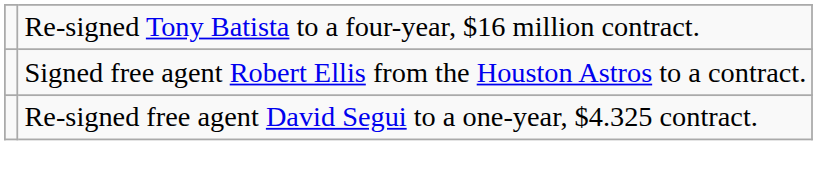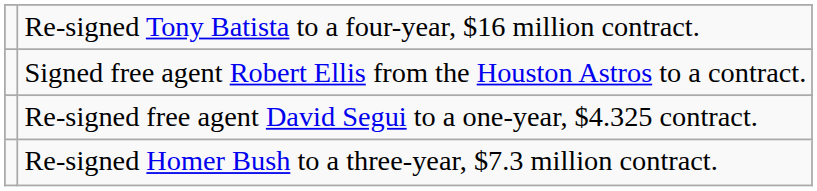+ row: (371, 161)
